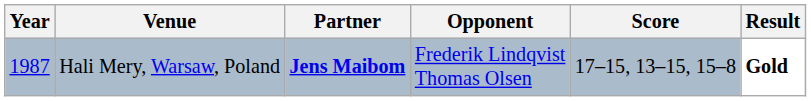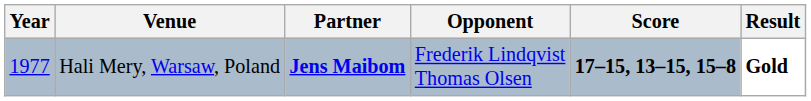(30, 66) 1987 -> (30, 66) 1977
(655, 66) normal -> (655, 66) bold
